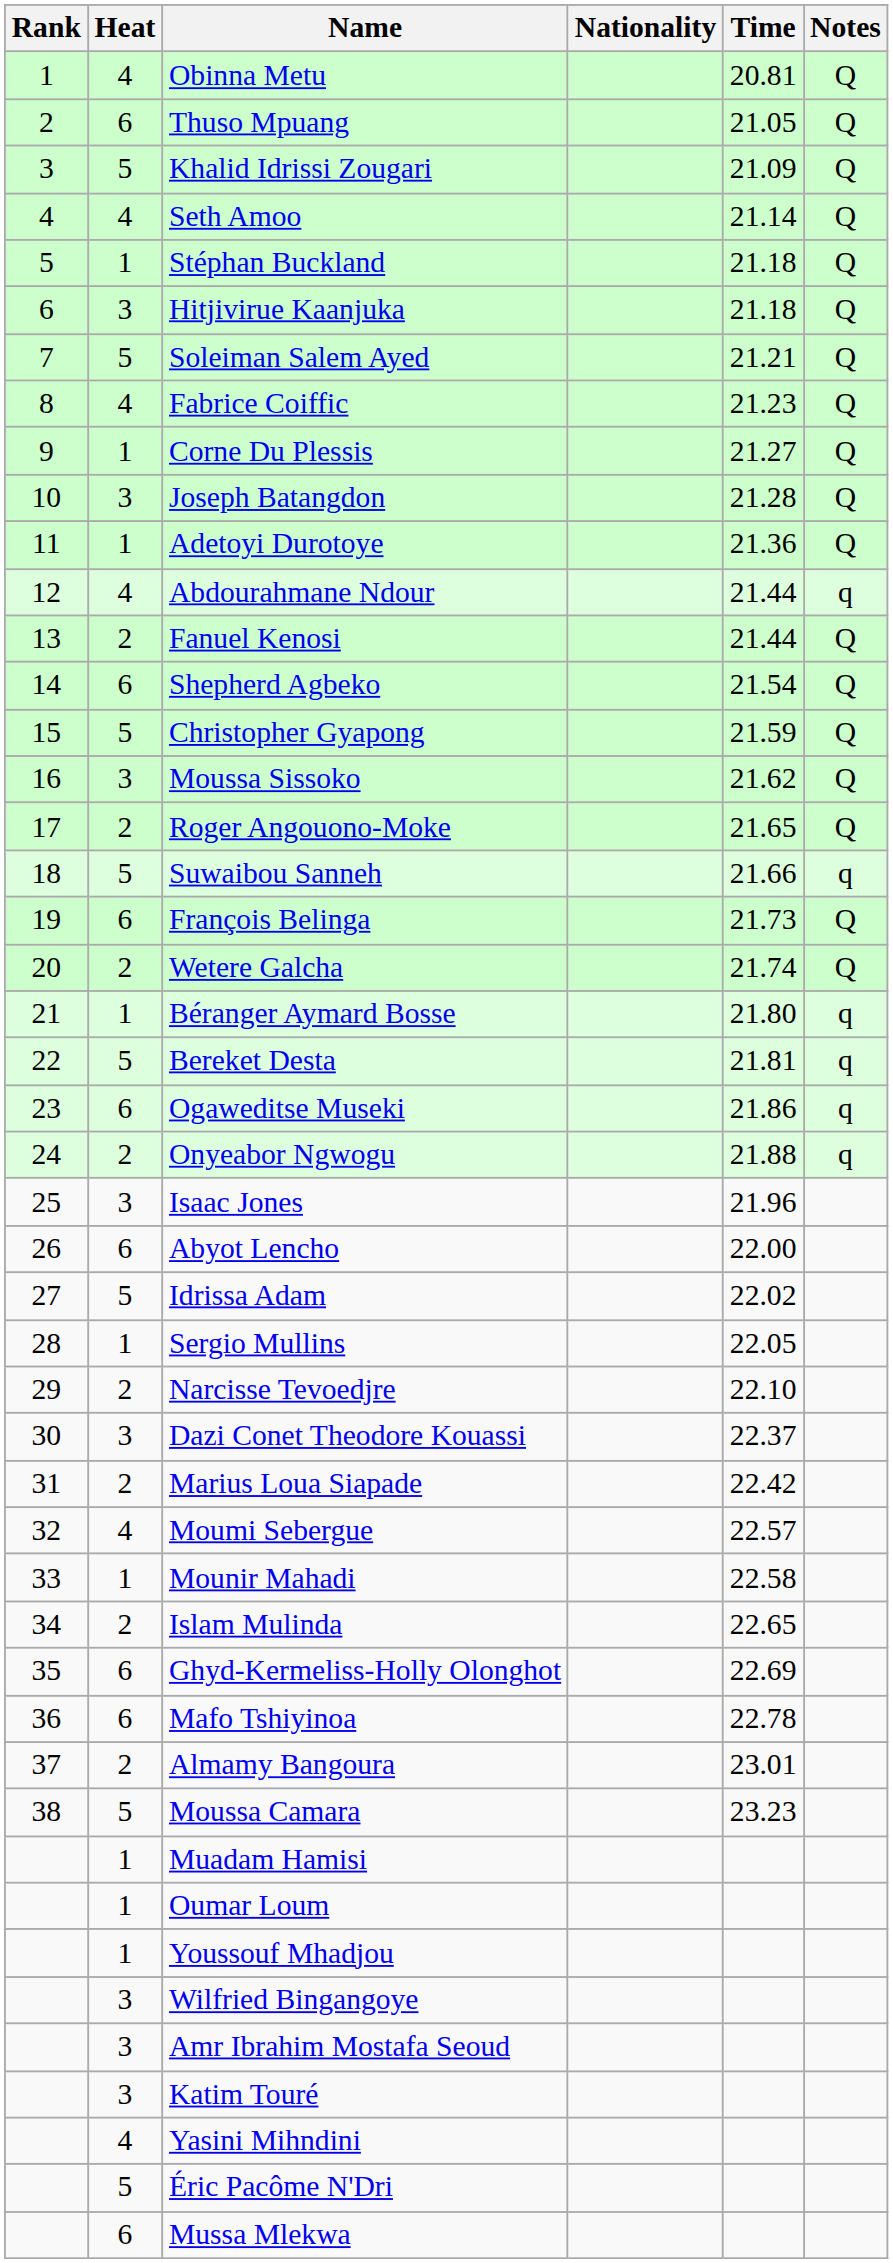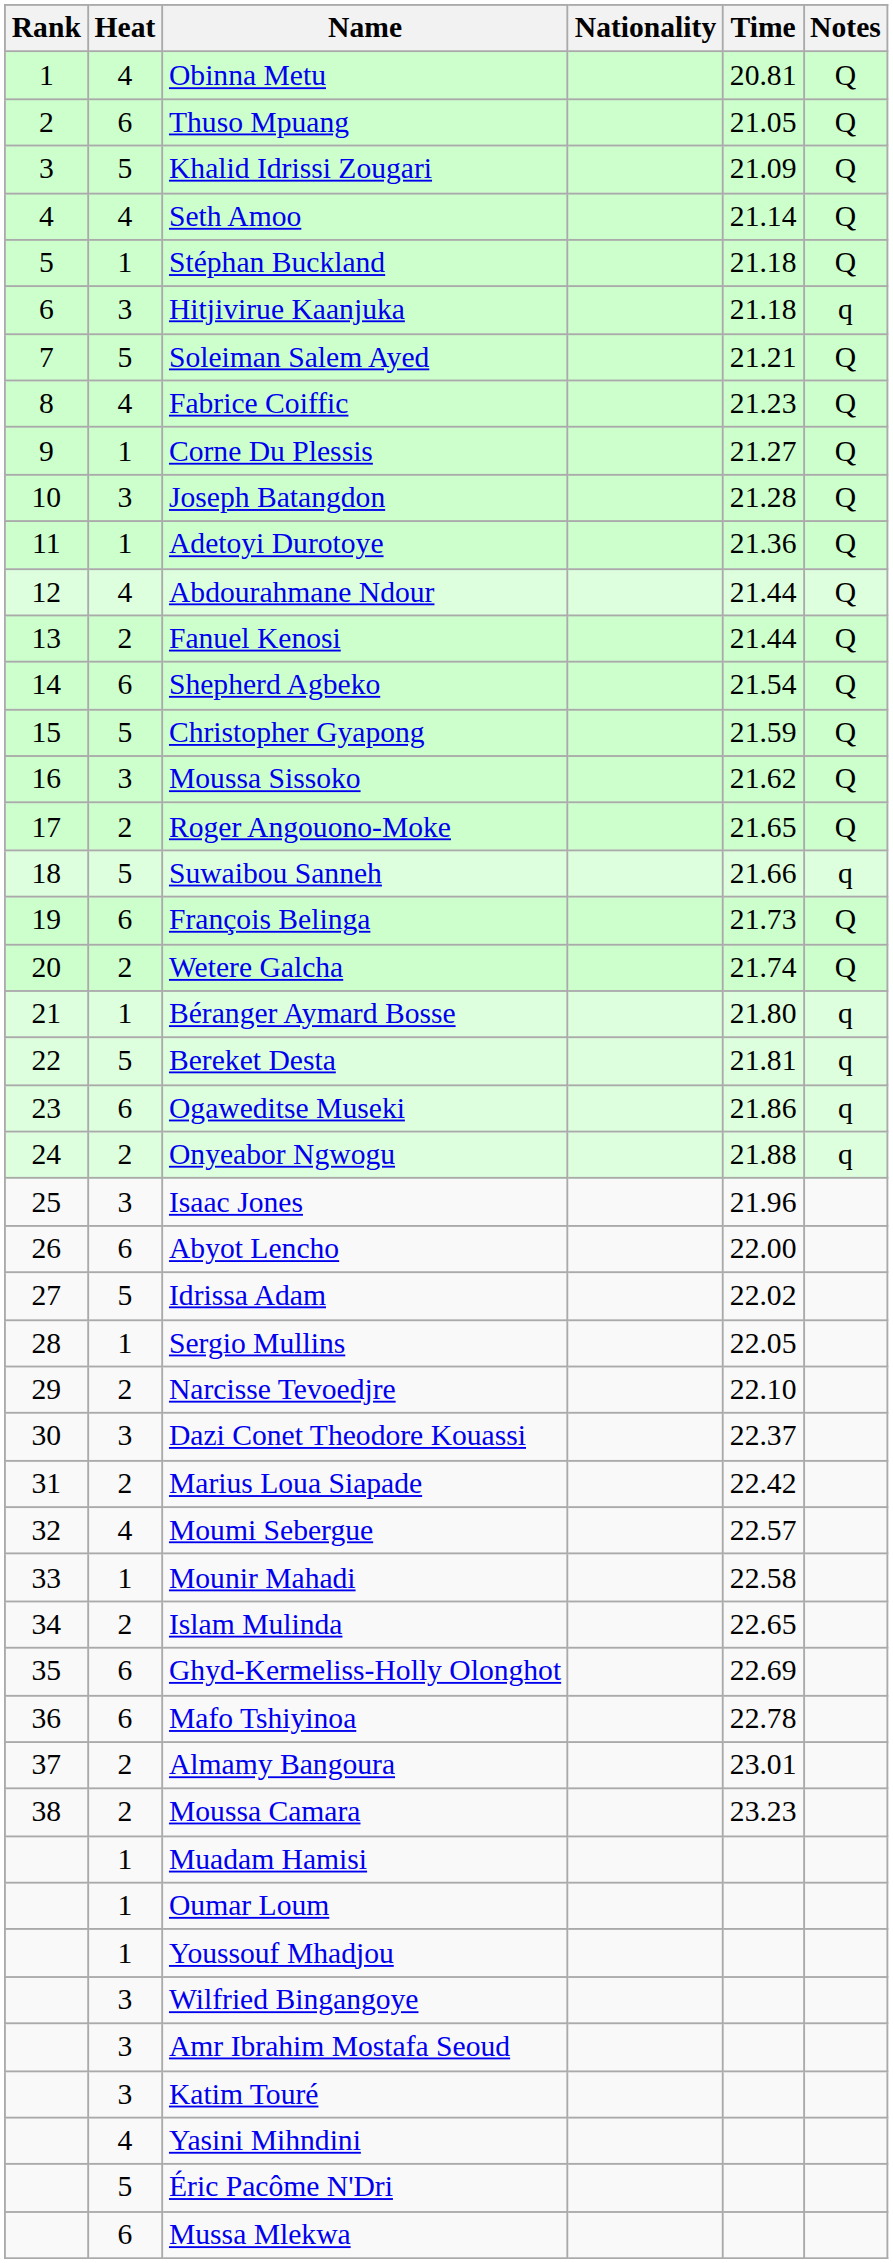(845, 309) Q -> (845, 309) q
(845, 591) q -> (845, 591) Q
(125, 1811) 5 -> (125, 1811) 2
